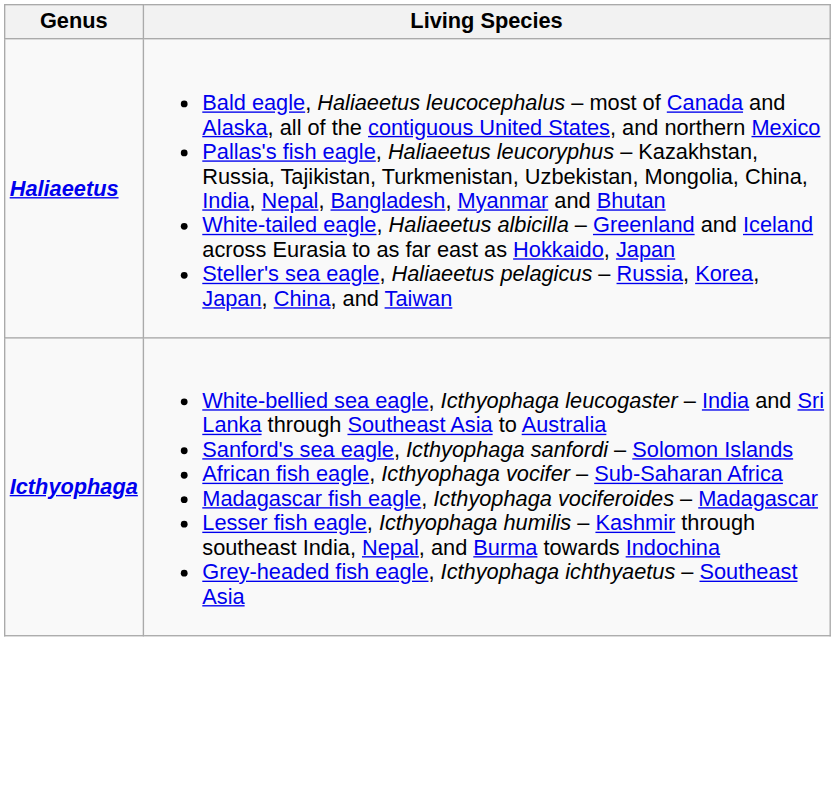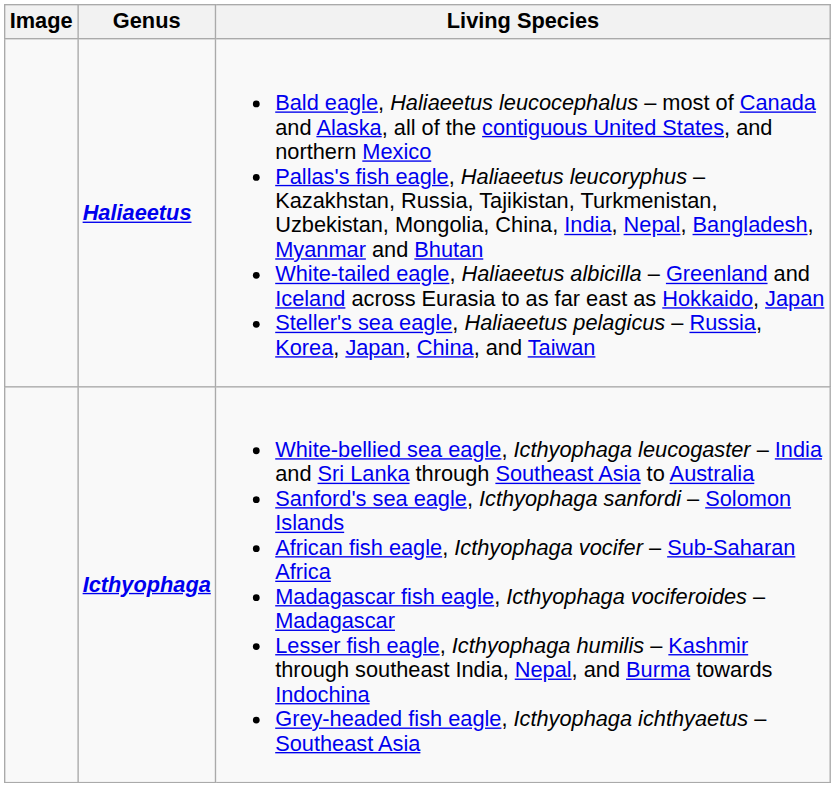+ column: (41, 21)
